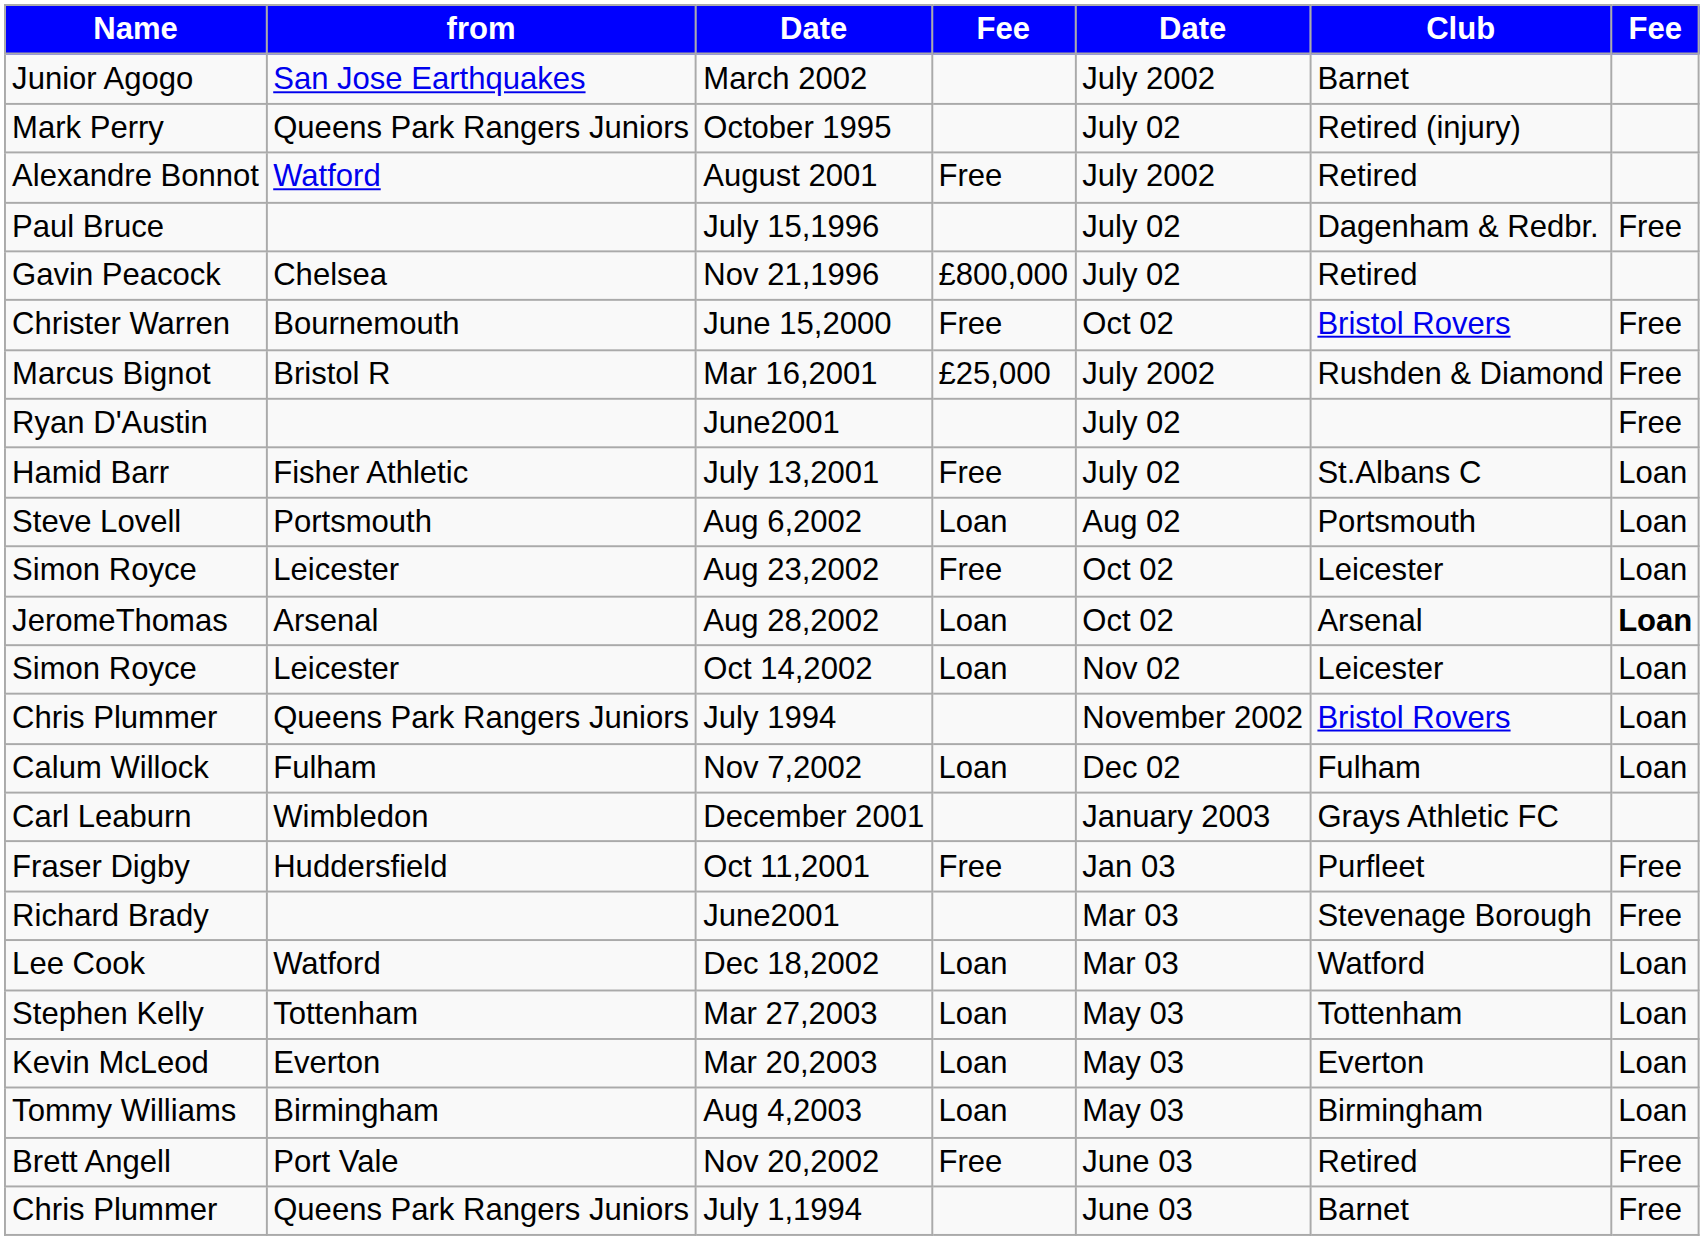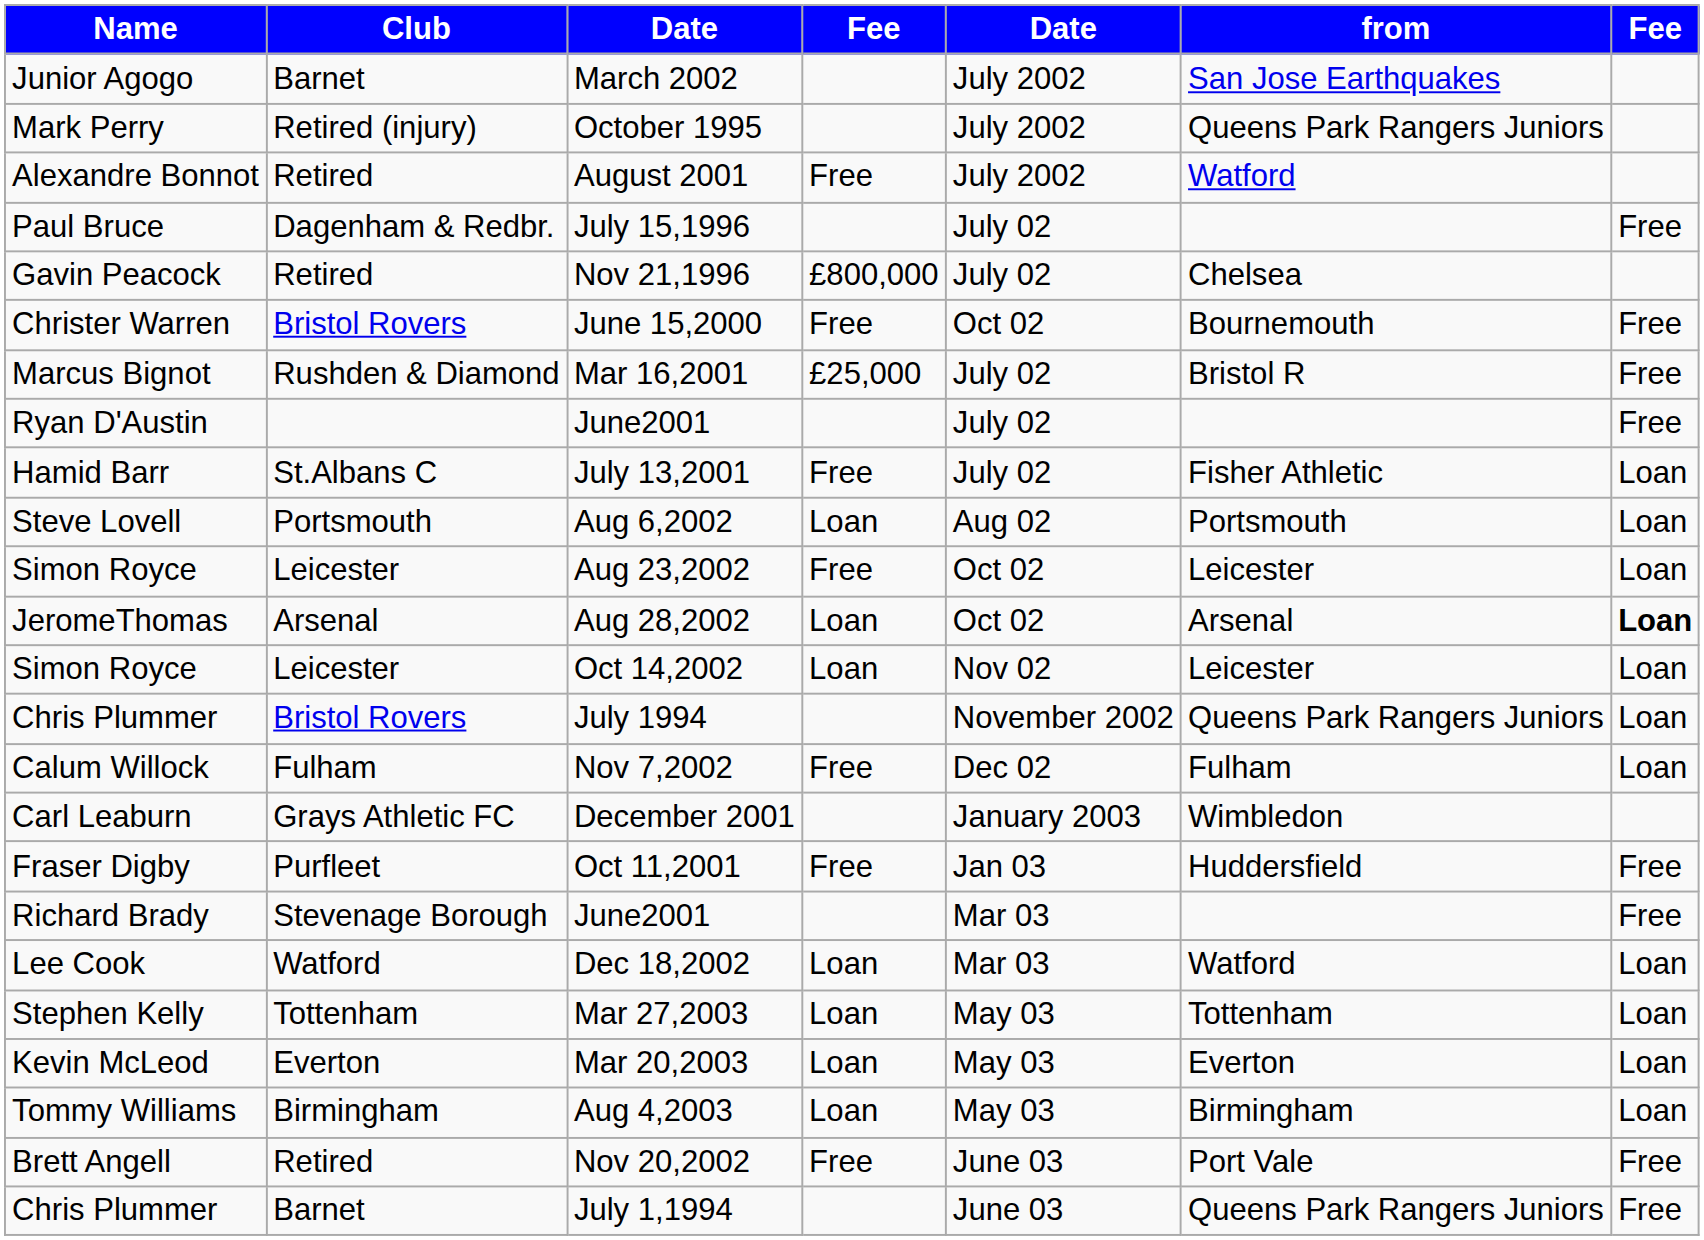columns swapped: (481, 29) <-> (1461, 29)
(1131, 127) July 02 -> (1019, 127) July 2002
(1149, 373) July 2002 -> (1002, 373) July 02
(973, 767) Loan -> (841, 767) Free
